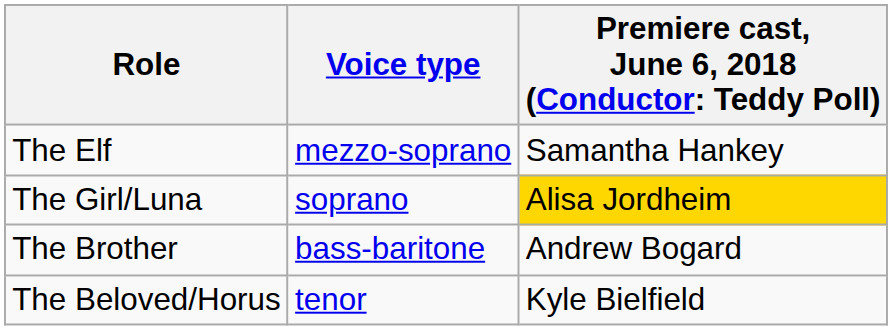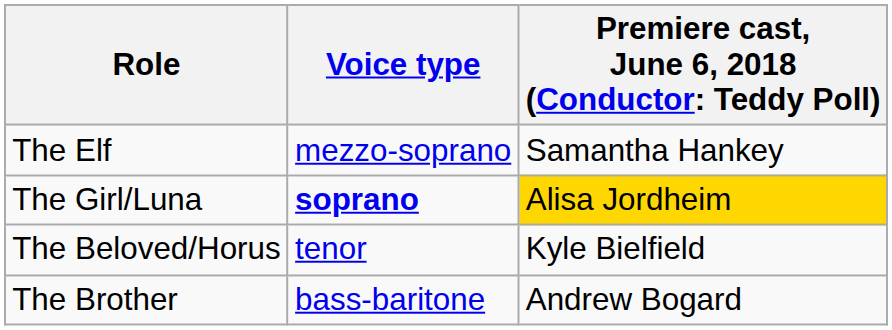(352, 199) normal -> (357, 199) bold
rows swapped: (146, 298) <-> (95, 249)
